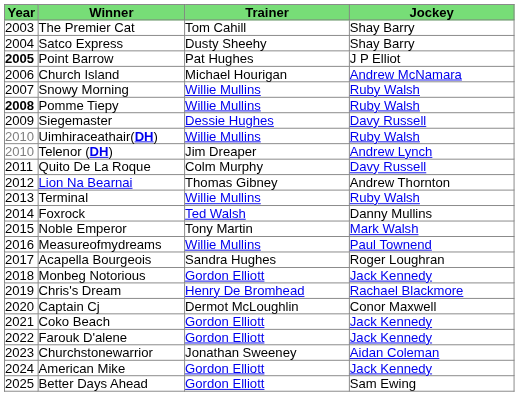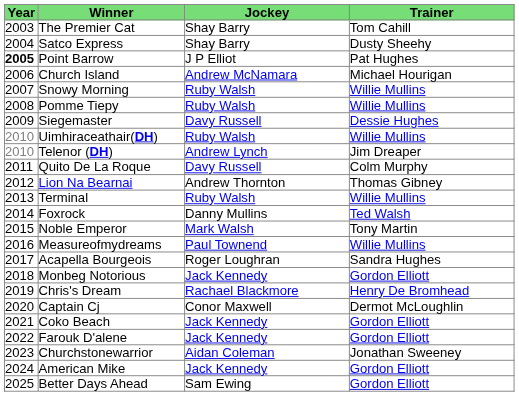columns swapped: (432, 12) <-> (267, 12)
(19, 105) bold -> (19, 105) normal
